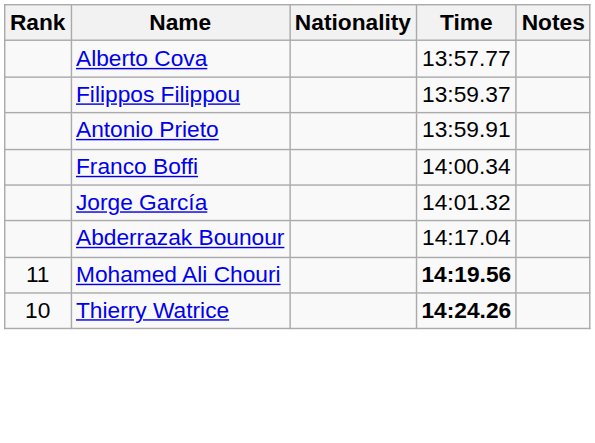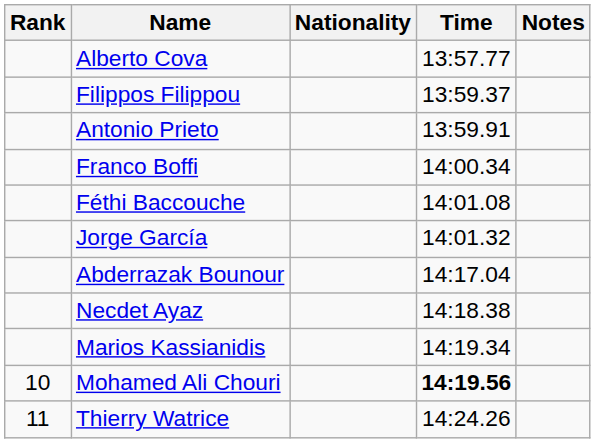+ row: (161, 202)
+ row: (140, 310)
+ row: (171, 346)
(38, 274) 11 -> (38, 382) 10
(38, 310) 10 -> (38, 418) 11
(466, 310) bold -> (466, 418) normal
